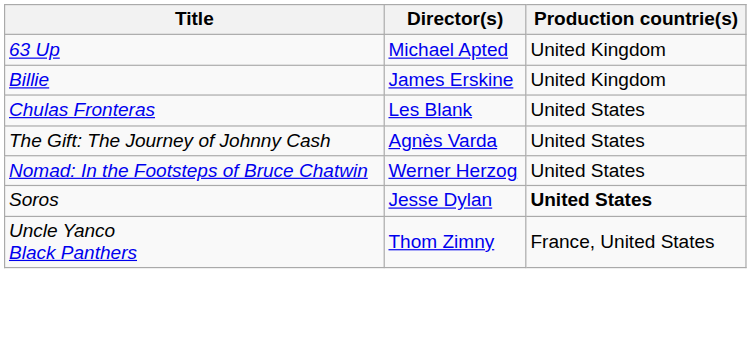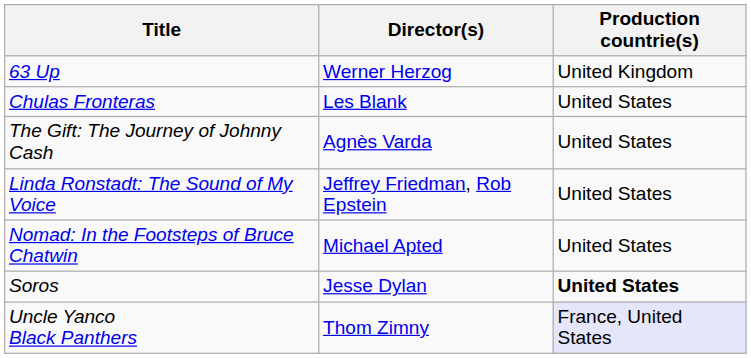(448, 49) Michael Apted -> (387, 71) Werner Herzog
- row: (29, 79)
+ row: (151, 193)
(453, 170) Werner Herzog -> (383, 245) Michael Apted
(623, 241) no background -> (620, 327) lavender background
